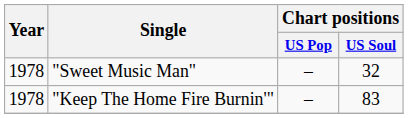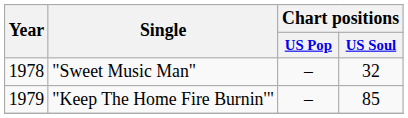(26, 99) 1978 -> (26, 99) 1979
(371, 99) 83 -> (371, 99) 85
